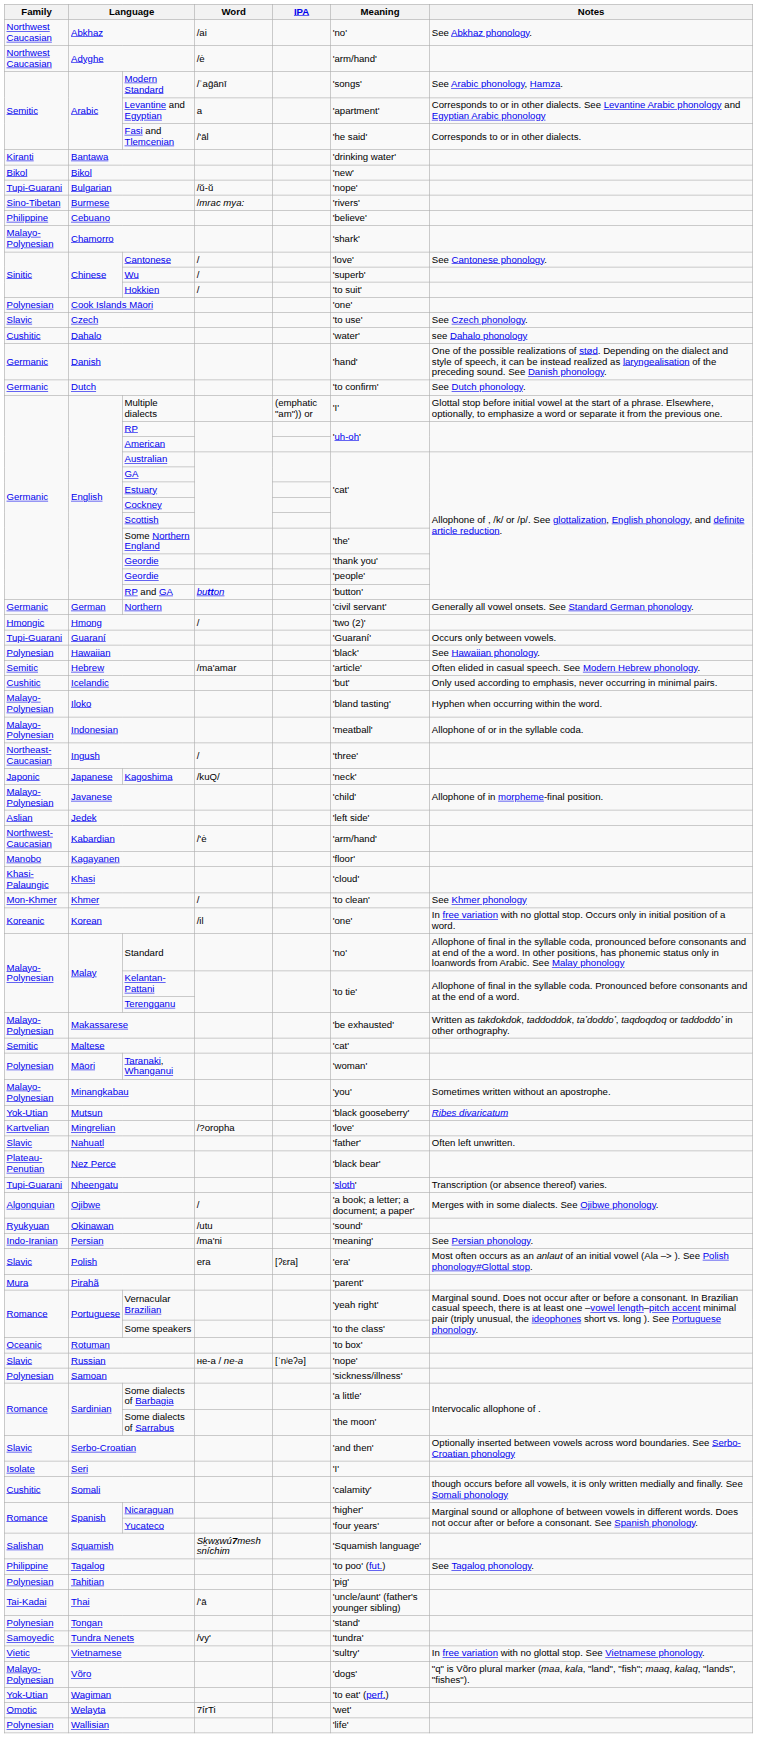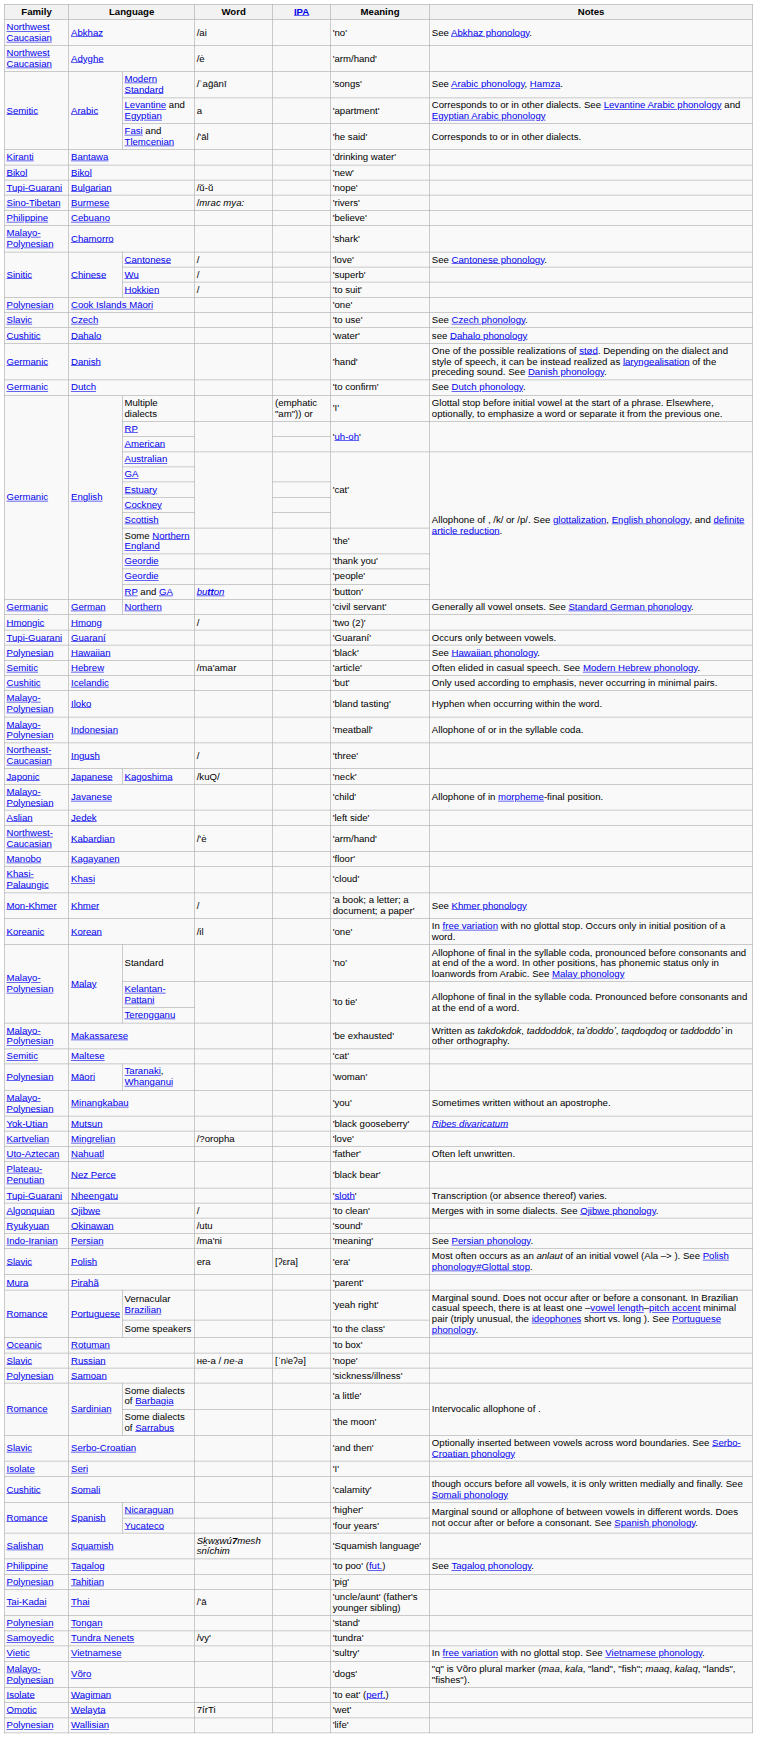(351, 900) 'to clean' -> (374, 905) 'a book; a letter; a document; a paper'
(19, 1143) Slavic -> (33, 1154) Uto-Aztecan
(374, 1205) 'a book; a letter; a document; a paper' -> (351, 1210) 'to clean'
(27, 1695) Yok-Utian -> (21, 1695) Isolate
